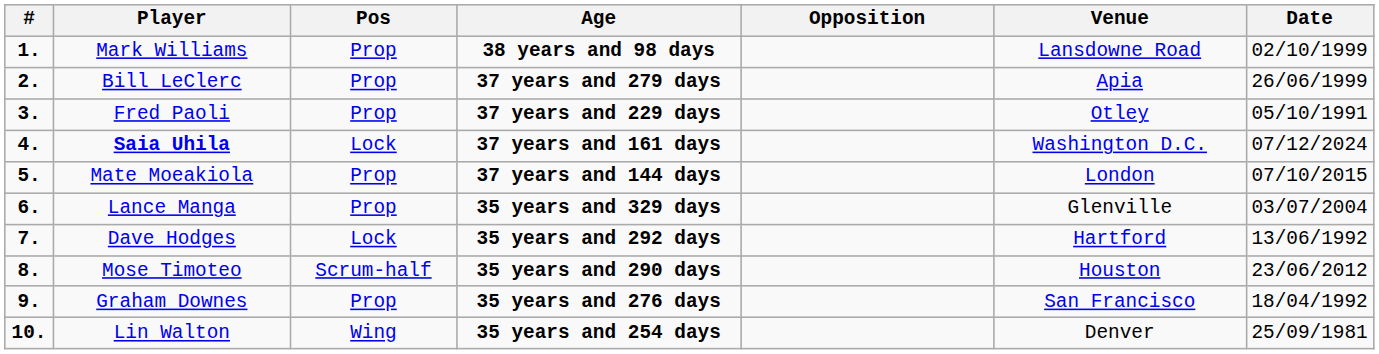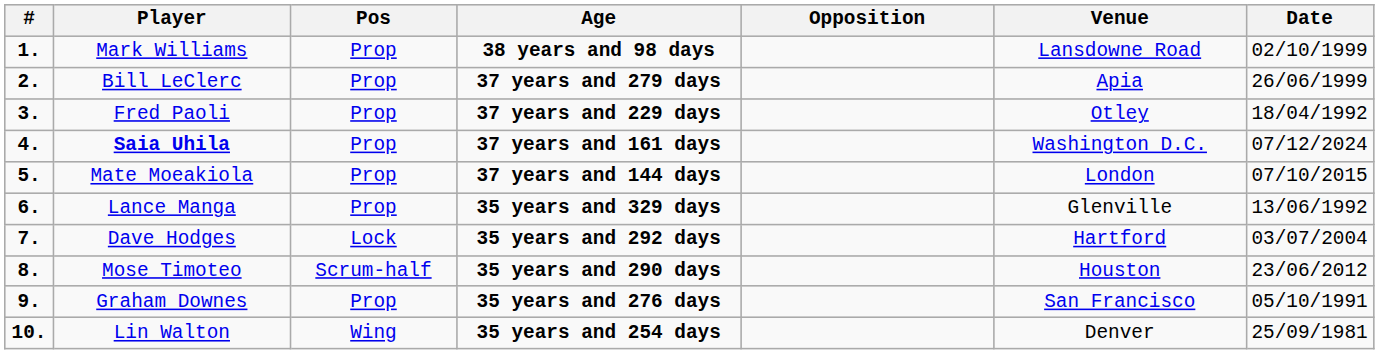(1310, 115) 05/10/1991 -> (1310, 115) 18/04/1992
(373, 146) Lock -> (373, 146) Prop
(1310, 209) 03/07/2004 -> (1310, 209) 13/06/1992
(1310, 240) 13/06/1992 -> (1310, 240) 03/07/2004
(1310, 302) 18/04/1992 -> (1310, 302) 05/10/1991
